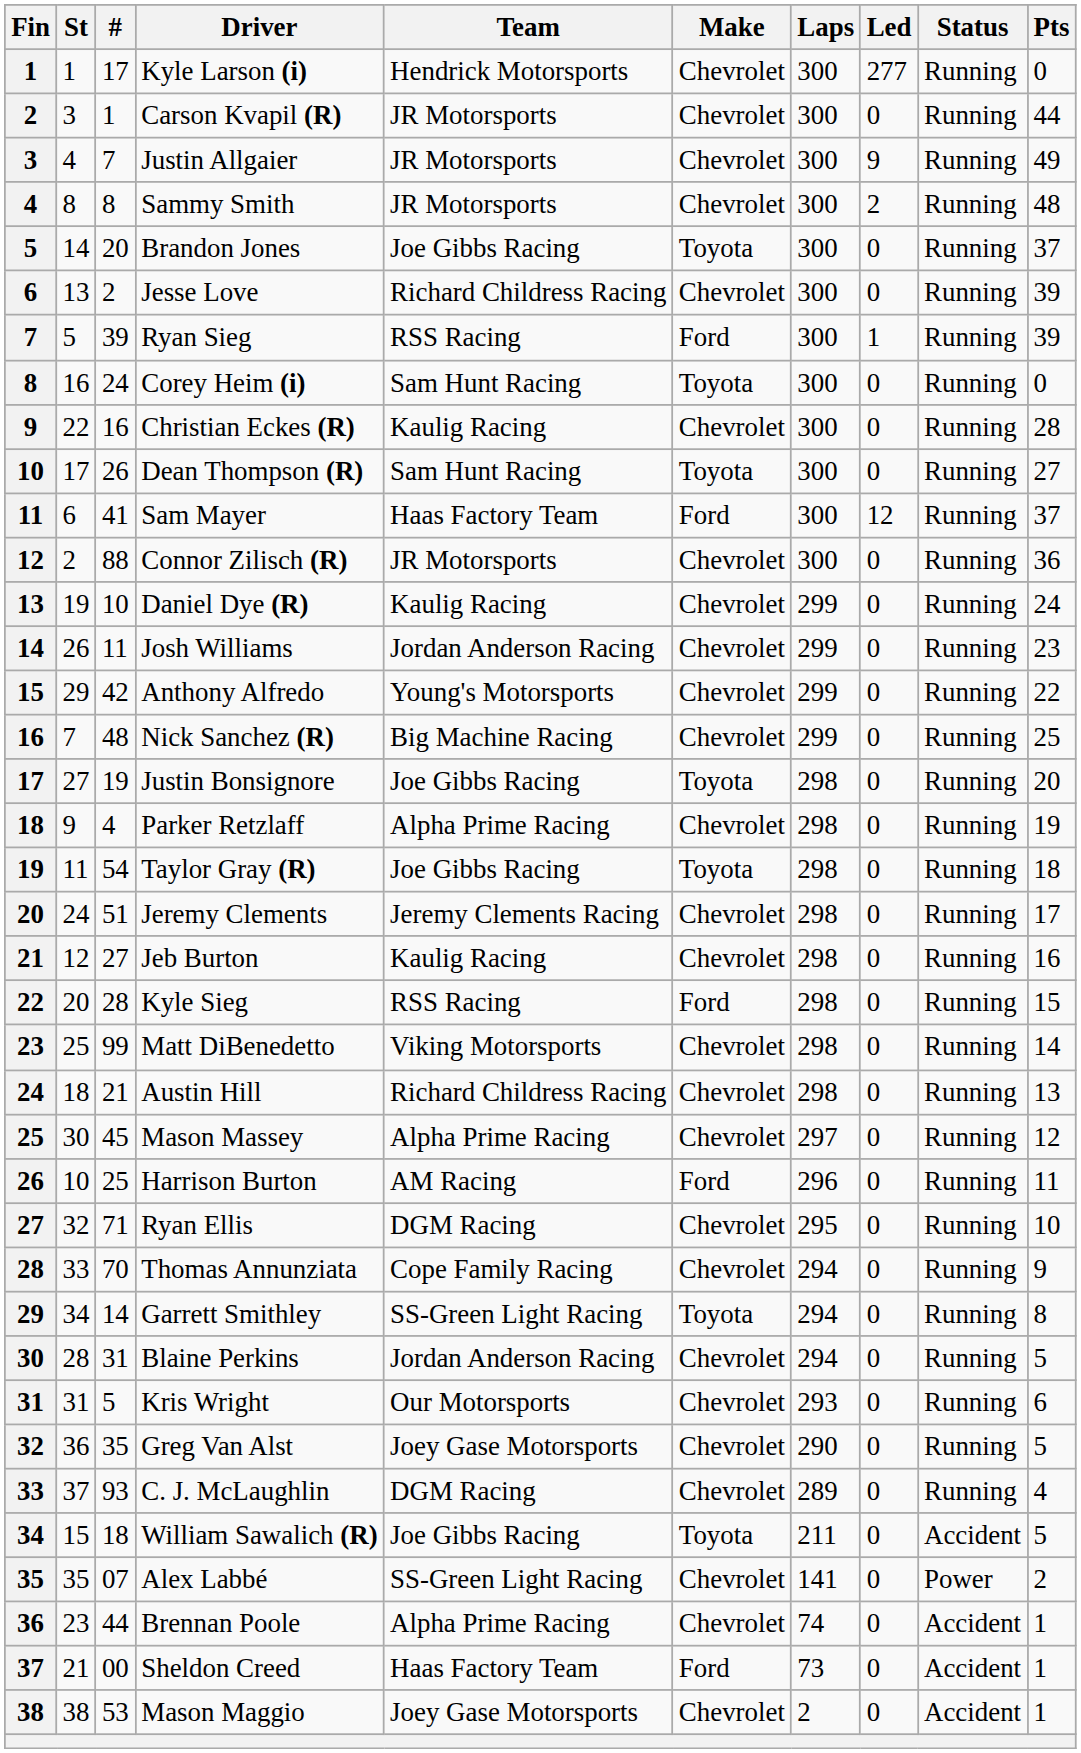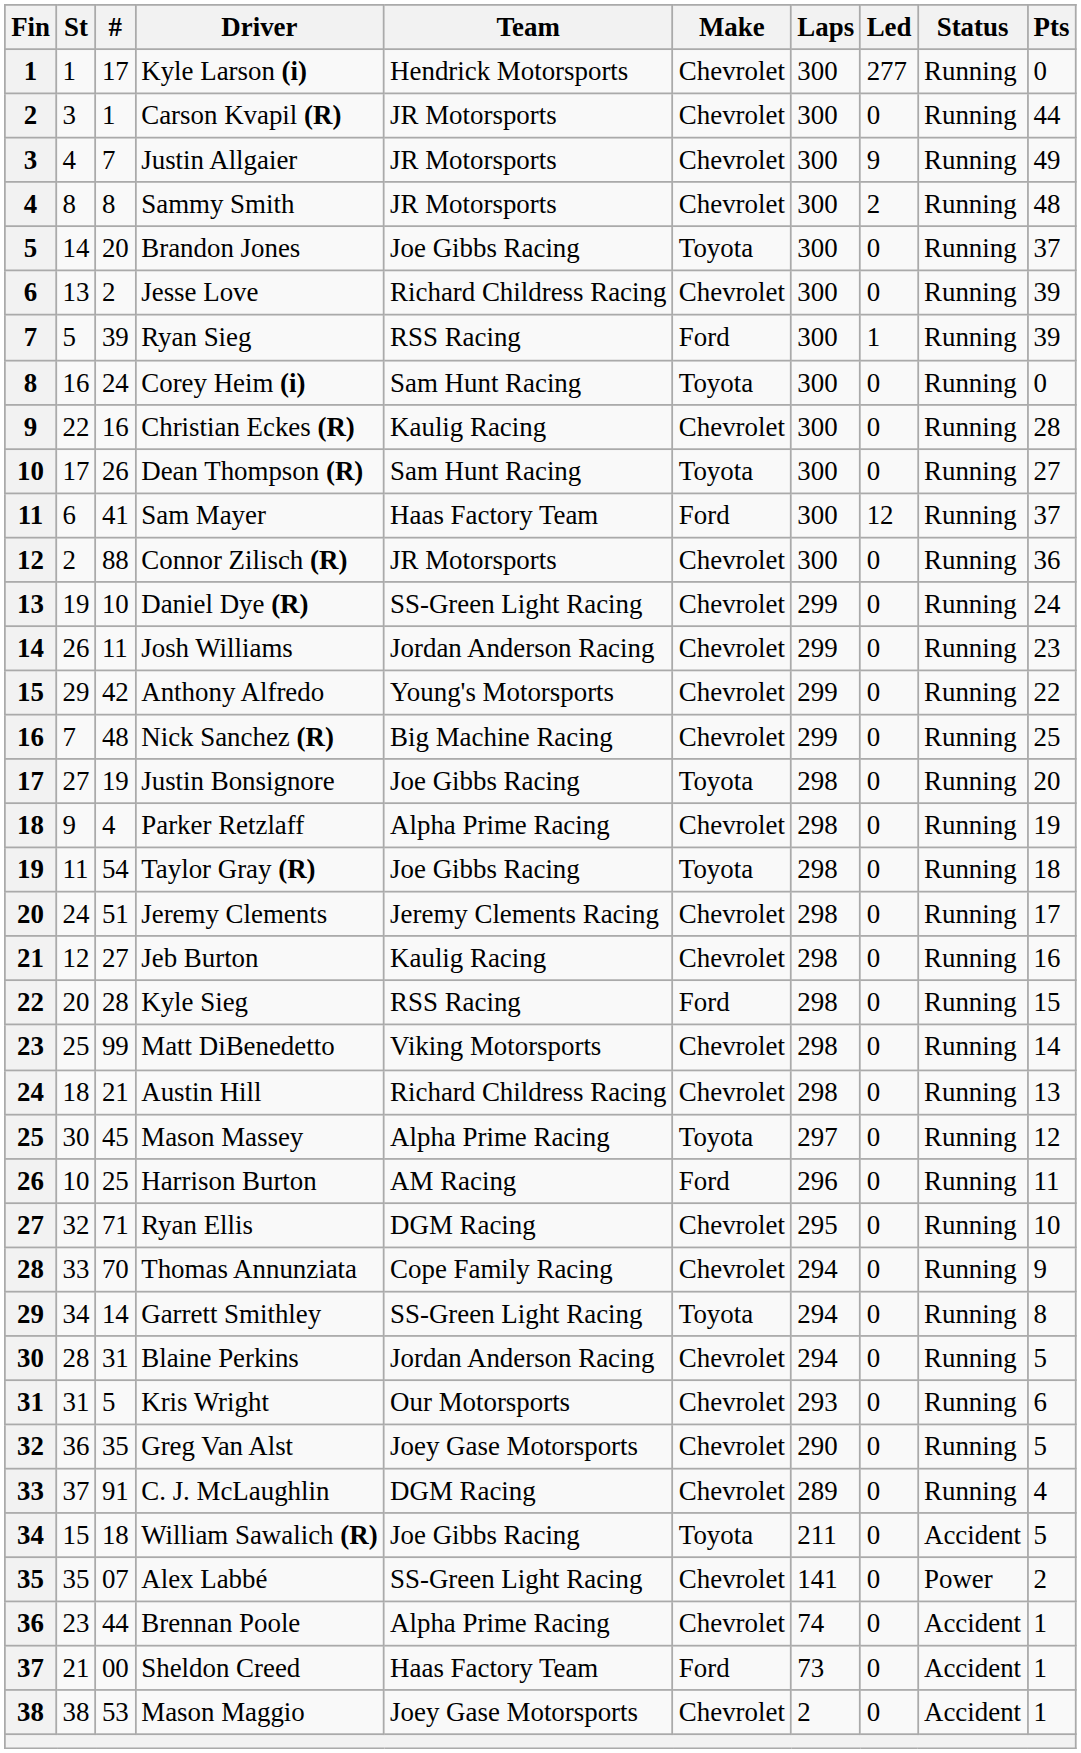(468, 603) Kaulig Racing -> (516, 603) SS-Green Light Racing
(732, 1135) Chevrolet -> (716, 1135) Toyota
(115, 1490) 93 -> (115, 1490) 91
